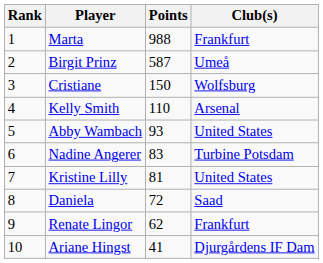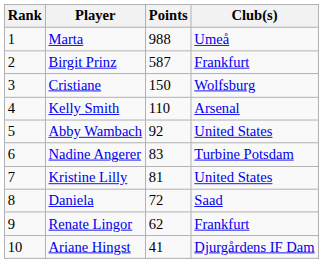(222, 39) Frankfurt -> (212, 39) Umeå
(212, 62) Umeå -> (222, 62) Frankfurt
(156, 131) 93 -> (156, 131) 92
